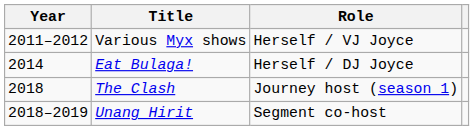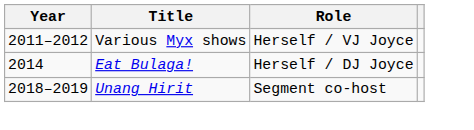- row: (135, 89)
